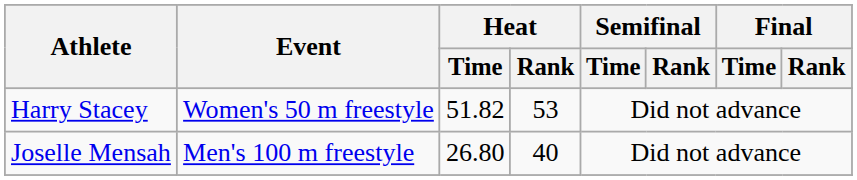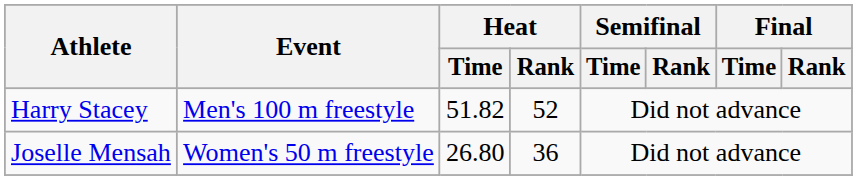(308, 110) Women's 50 m freestyle -> (299, 110) Men's 100 m freestyle
(545, 110) 53 -> (545, 110) 52
(299, 153) Men's 100 m freestyle -> (308, 153) Women's 50 m freestyle
(545, 153) 40 -> (545, 153) 36
